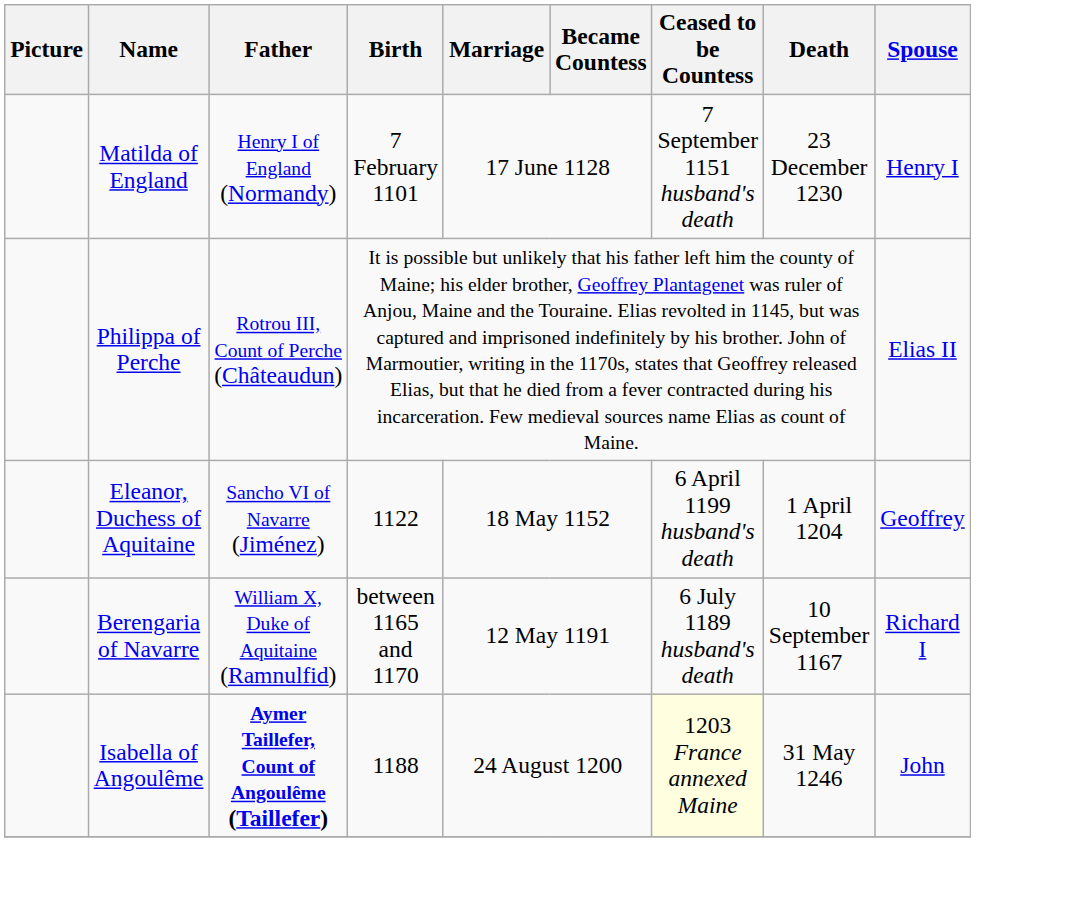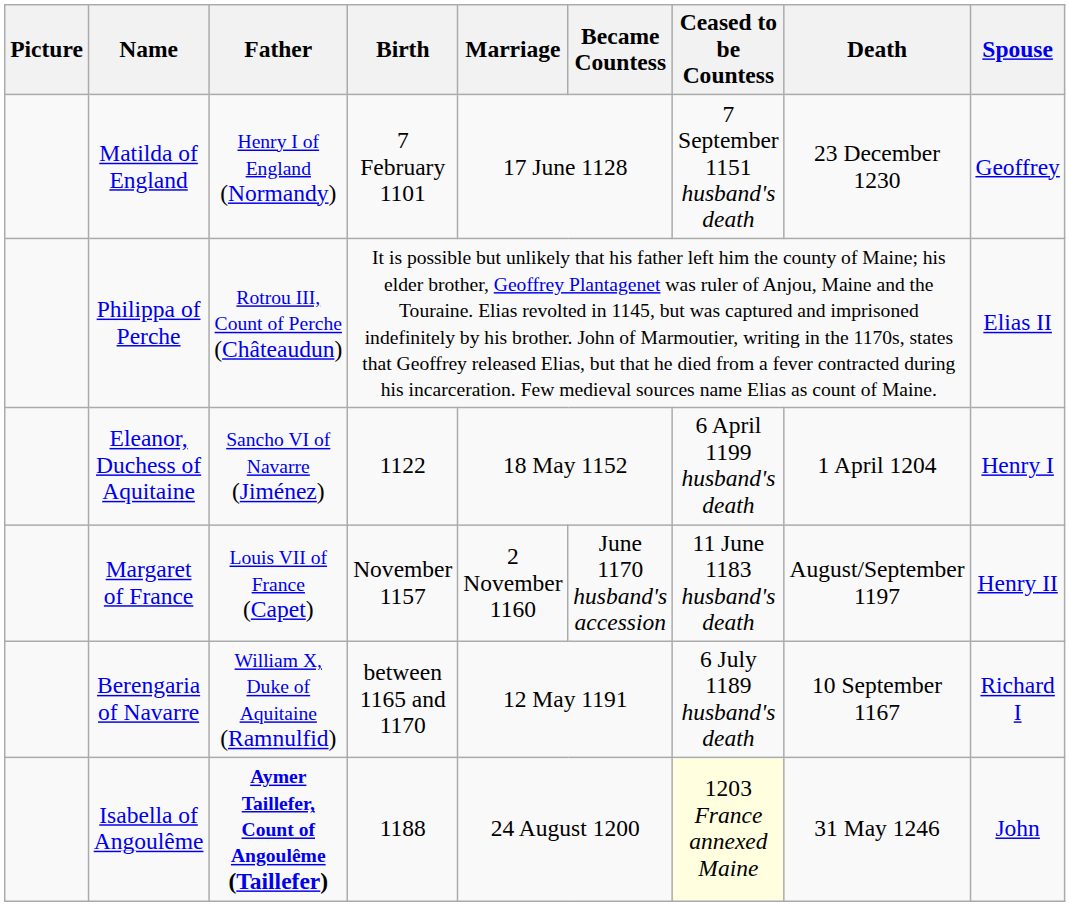(922, 166) Henry I -> (1018, 166) Geoffrey
(922, 518) Geoffrey -> (1018, 465) Henry I
+ row: (149, 582)
